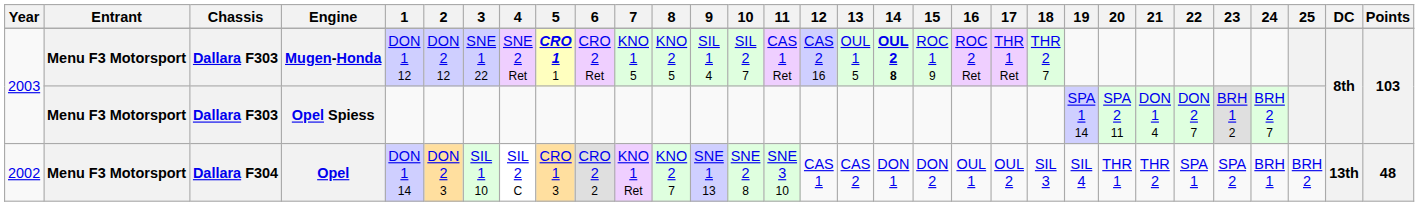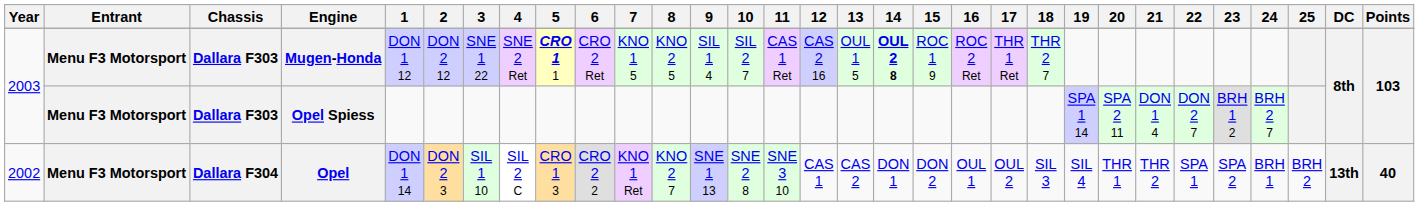(1388, 173) 48 -> (1388, 173) 40
